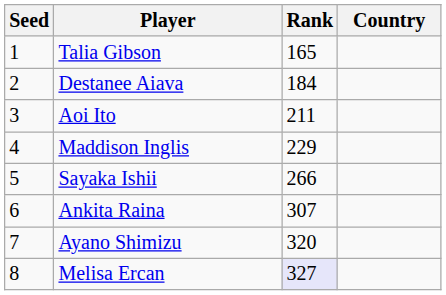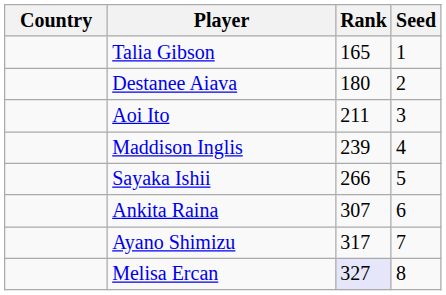columns swapped: (389, 20) <-> (29, 20)
(301, 83) 184 -> (355, 83) 180
(301, 147) 229 -> (355, 147) 239
(301, 242) 320 -> (355, 242) 317
